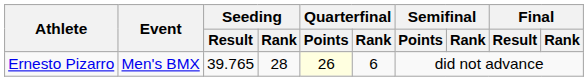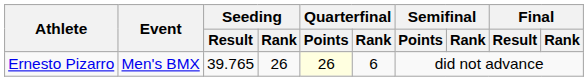(279, 64) 28 -> (279, 64) 26
